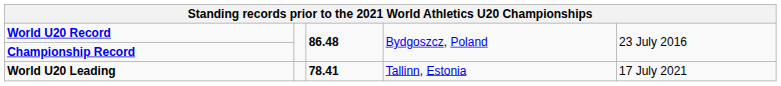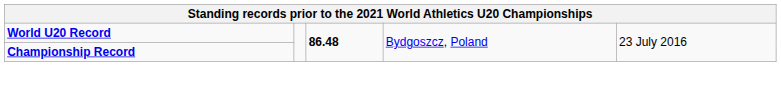- row: (61, 71)
